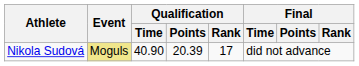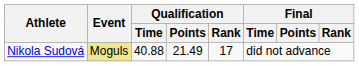(149, 52) 40.90 -> (149, 52) 40.88
(188, 52) 20.39 -> (188, 52) 21.49
